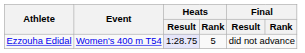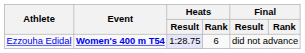(119, 42) normal -> (120, 42) bold
(213, 42) 5 -> (216, 42) 6
